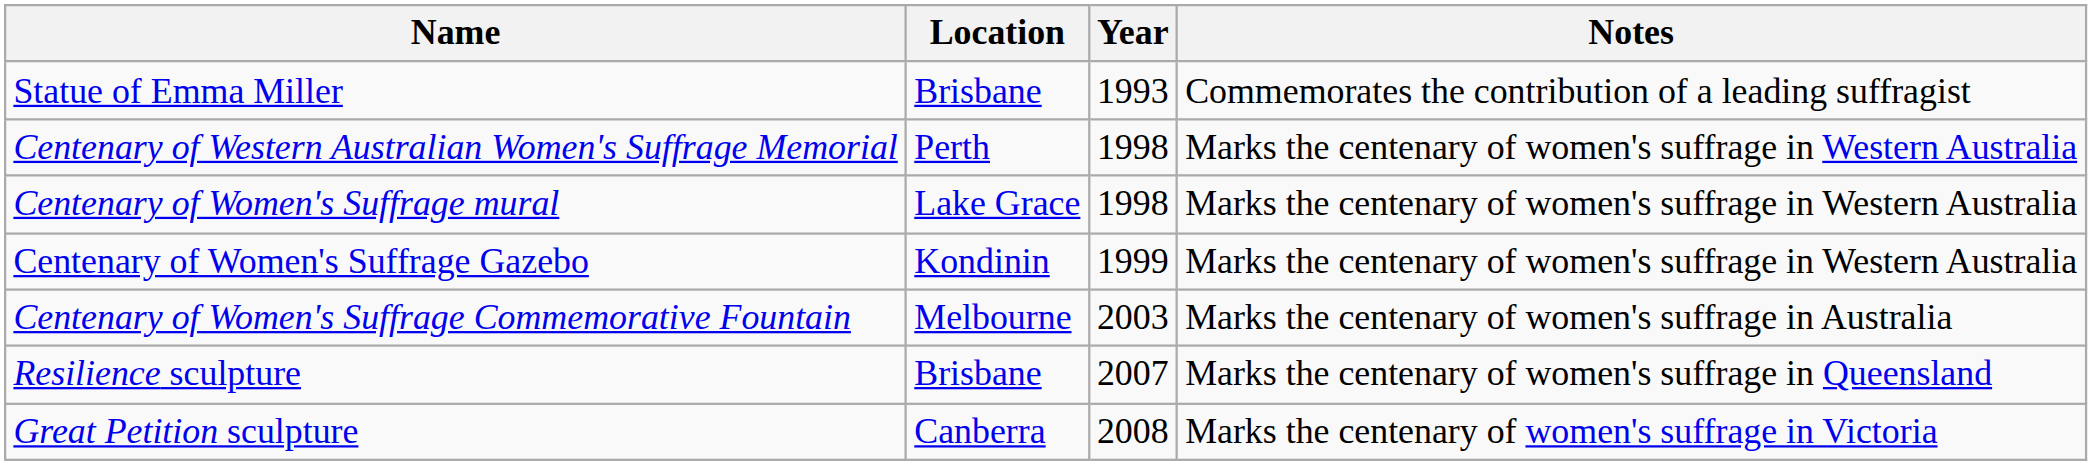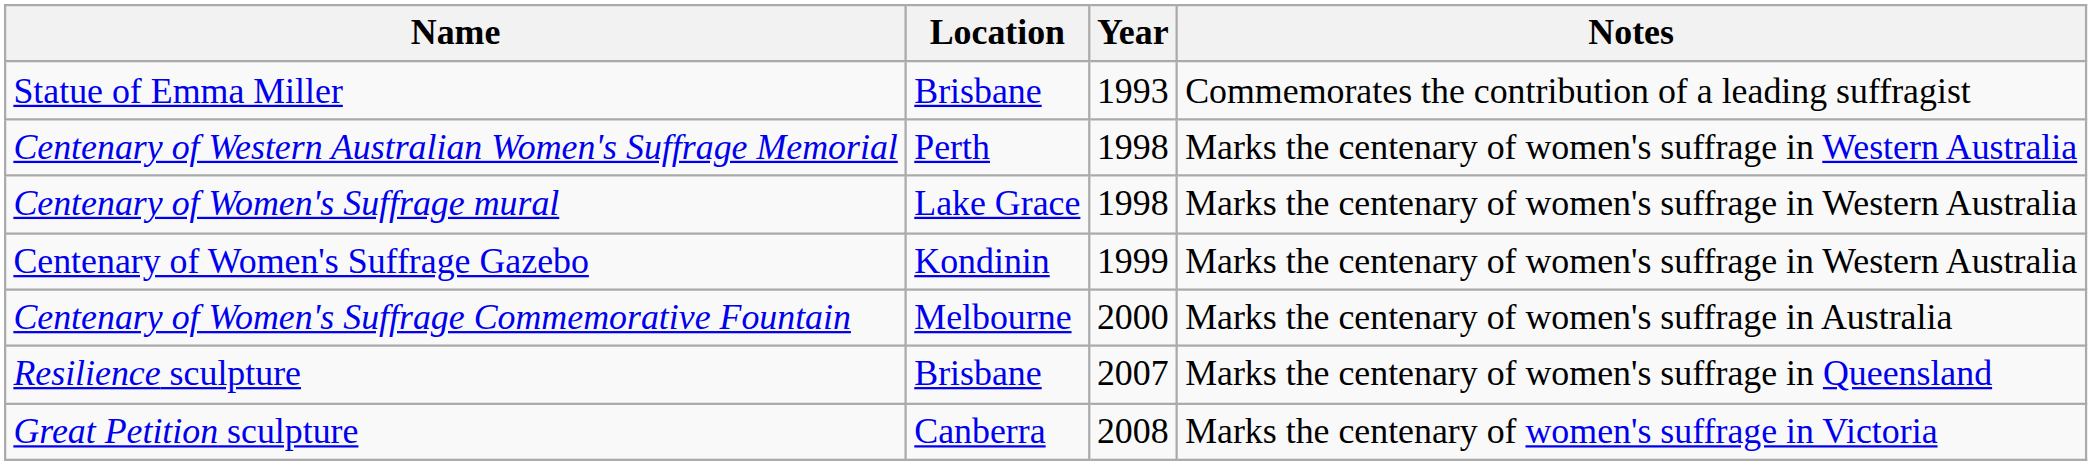(1133, 317) 2003 -> (1133, 317) 2000
